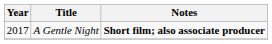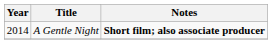(18, 30) 2017 -> (18, 30) 2014
